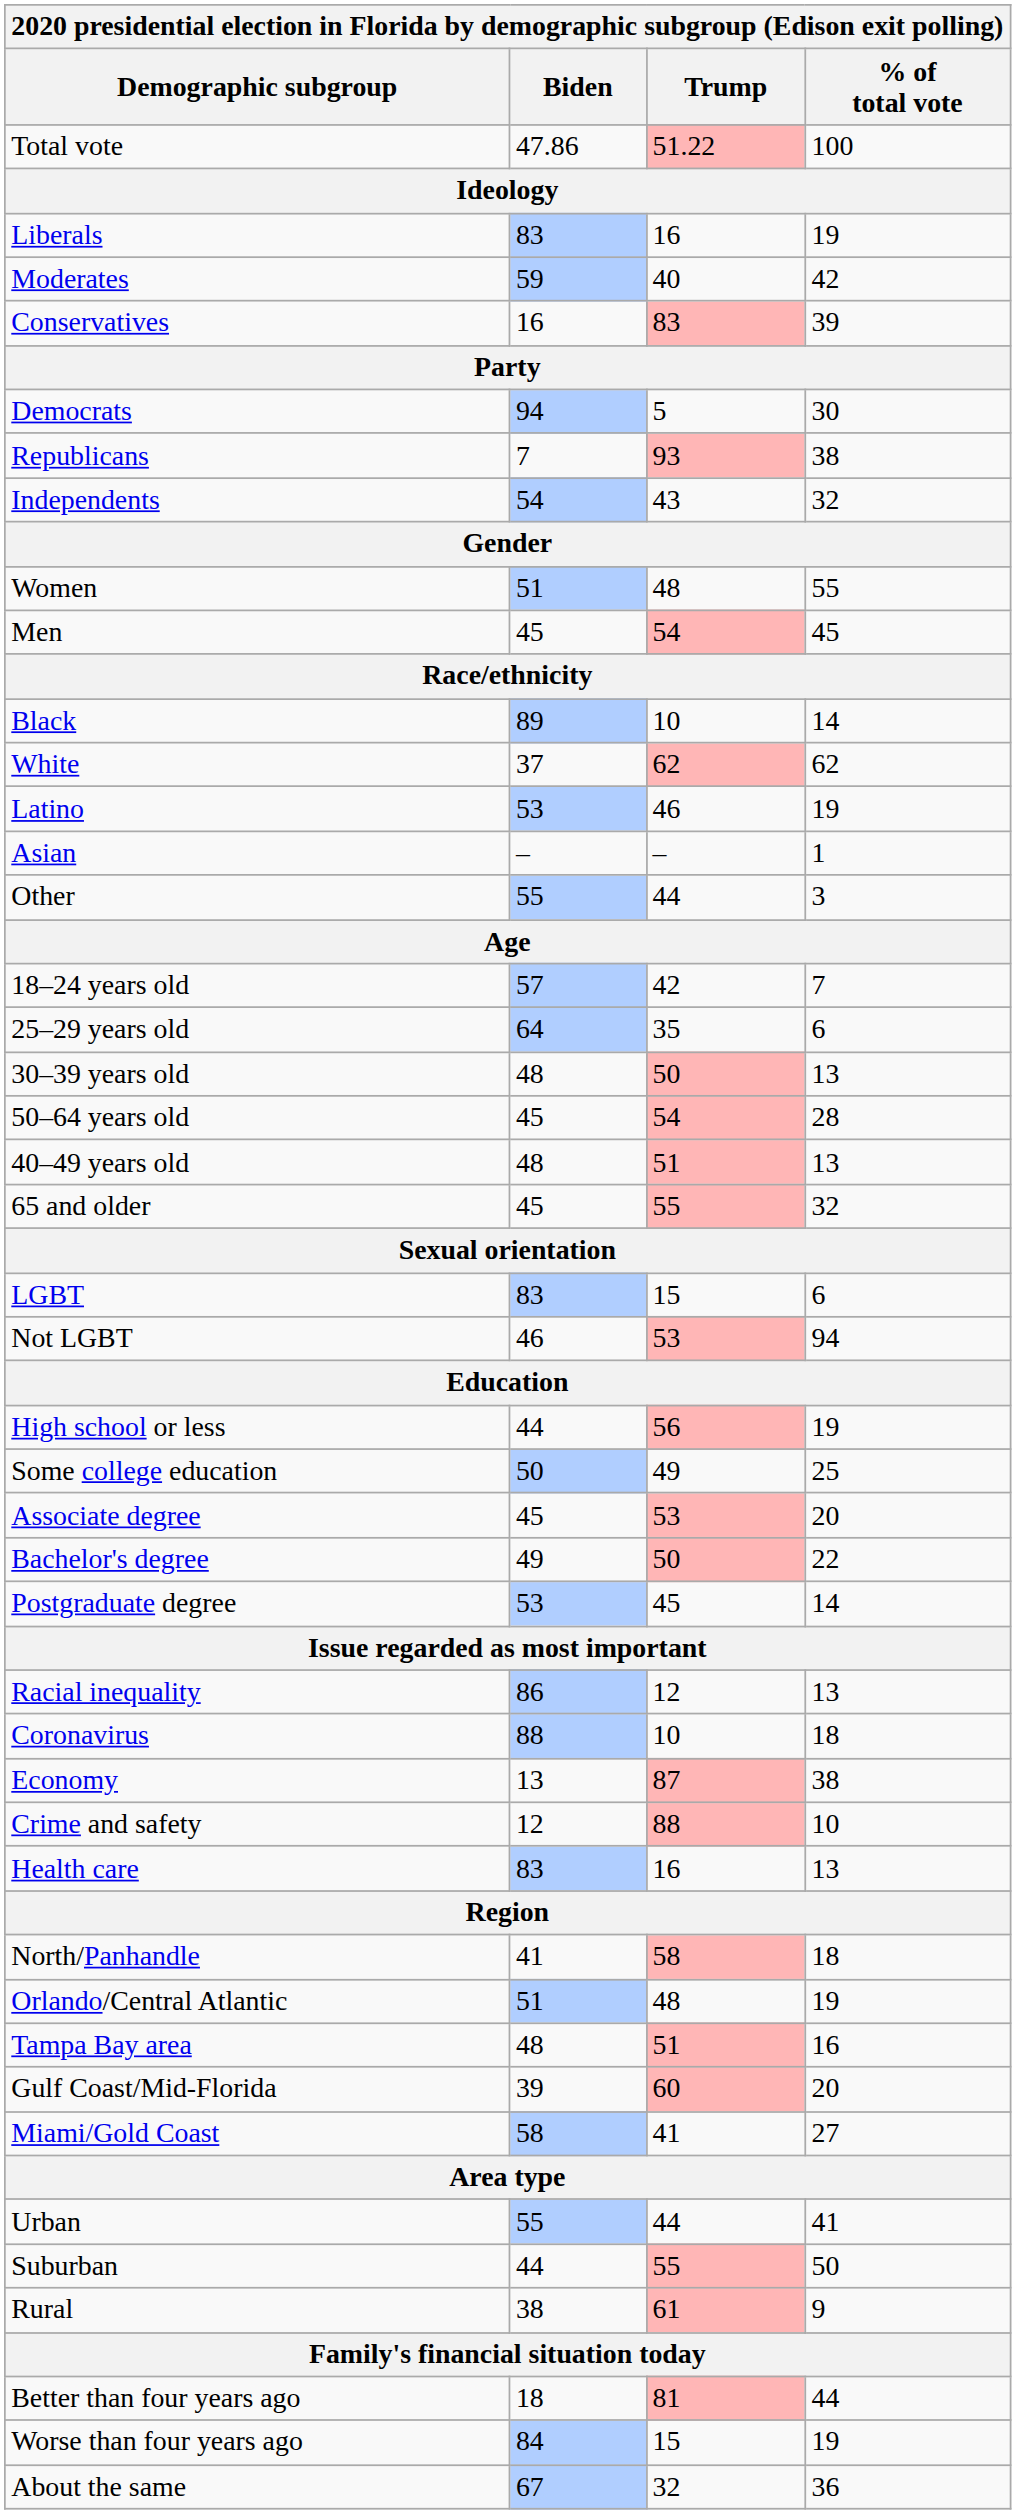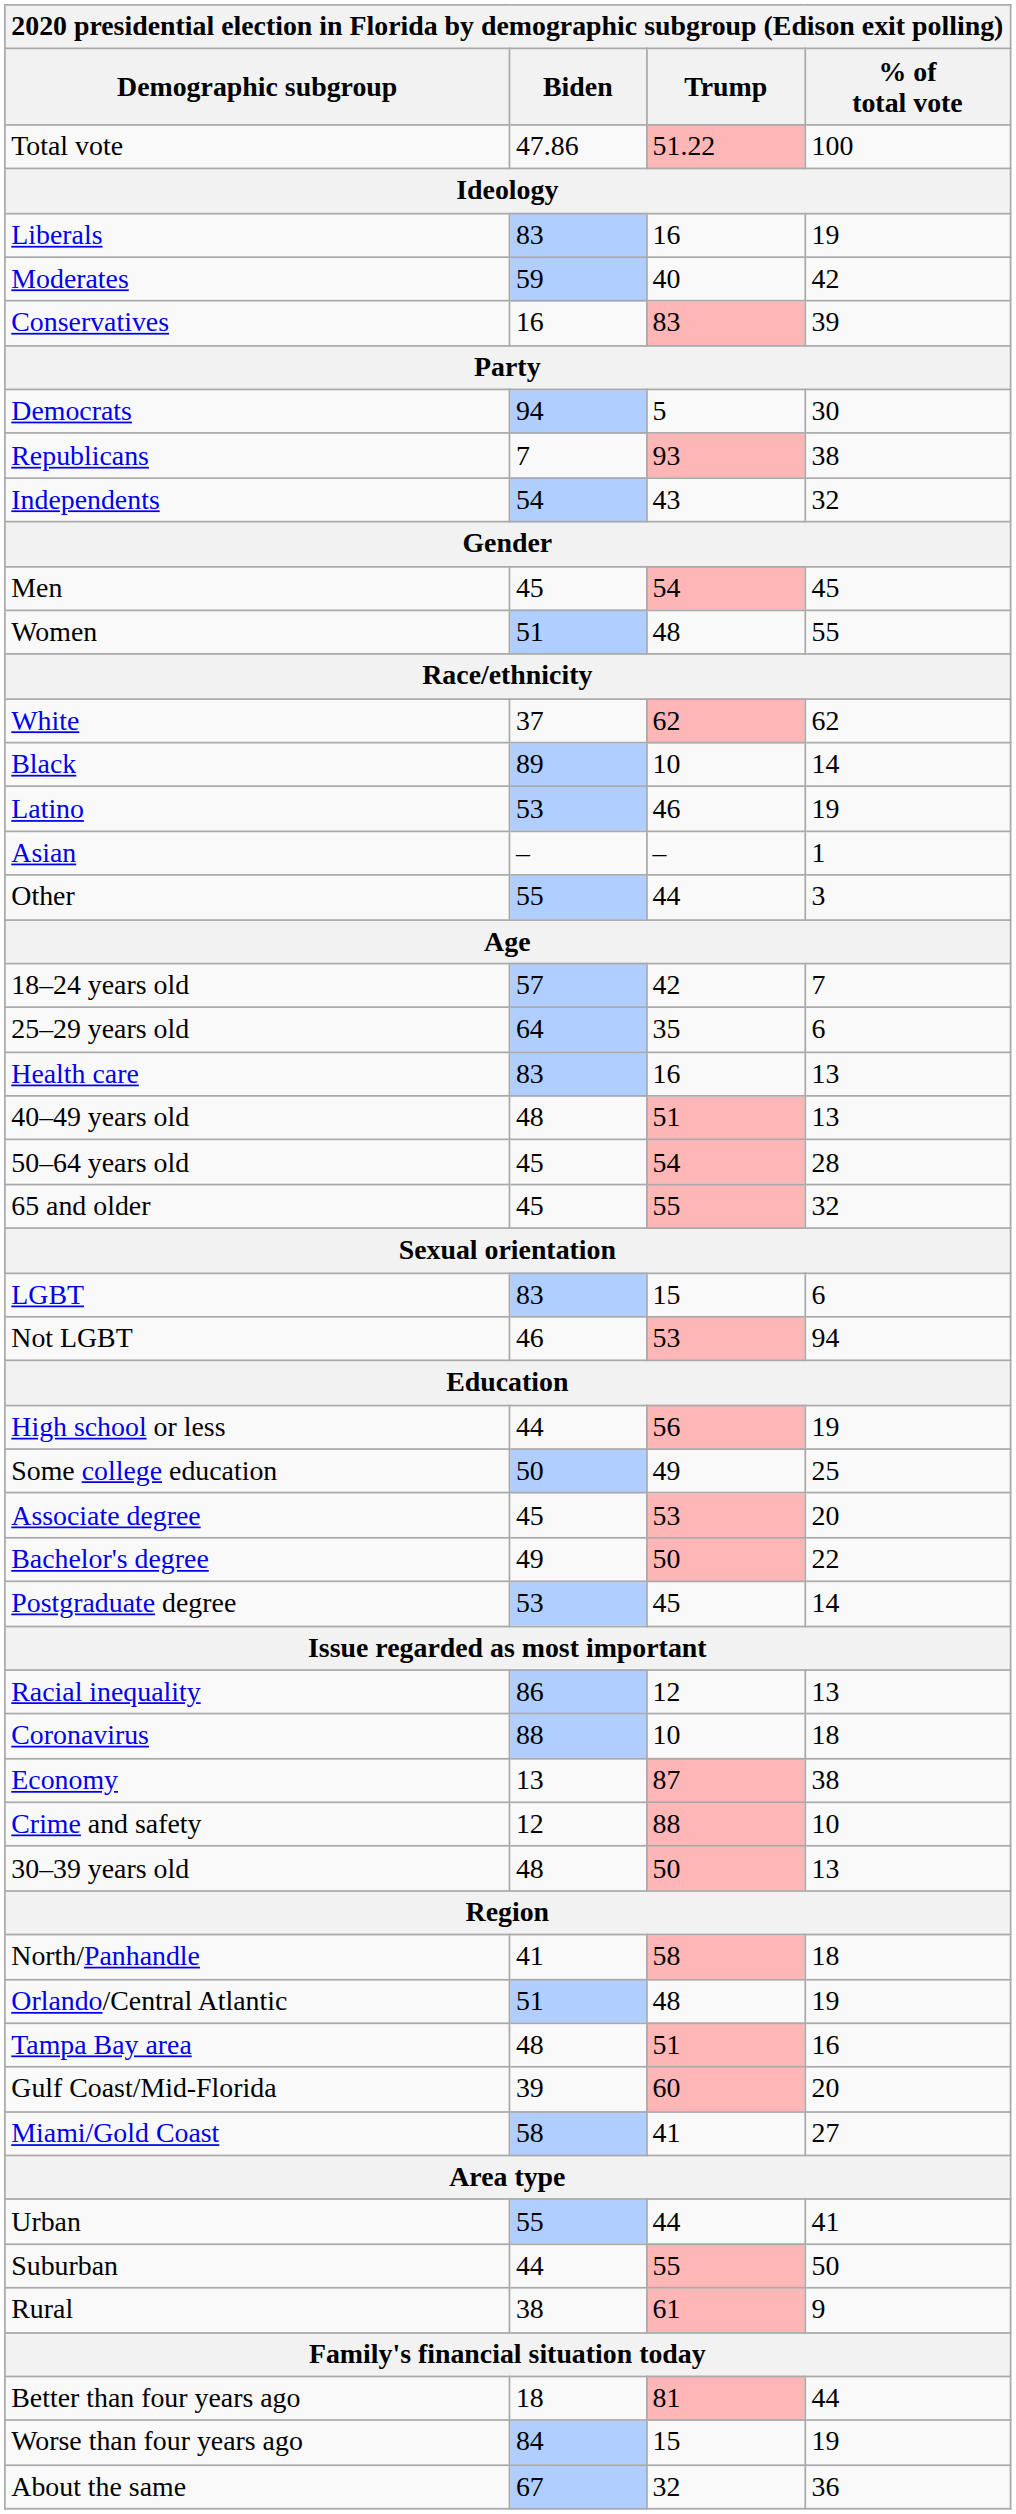rows swapped: (37, 631) <-> (54, 587)
rows swapped: (45, 764) <-> (44, 720)
rows swapped: (100, 1073) <-> (75, 1868)
rows swapped: (100, 1161) <-> (100, 1117)
